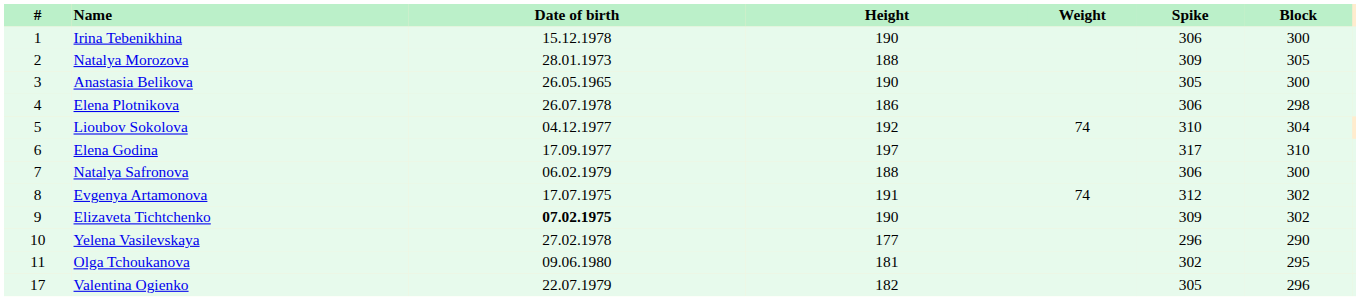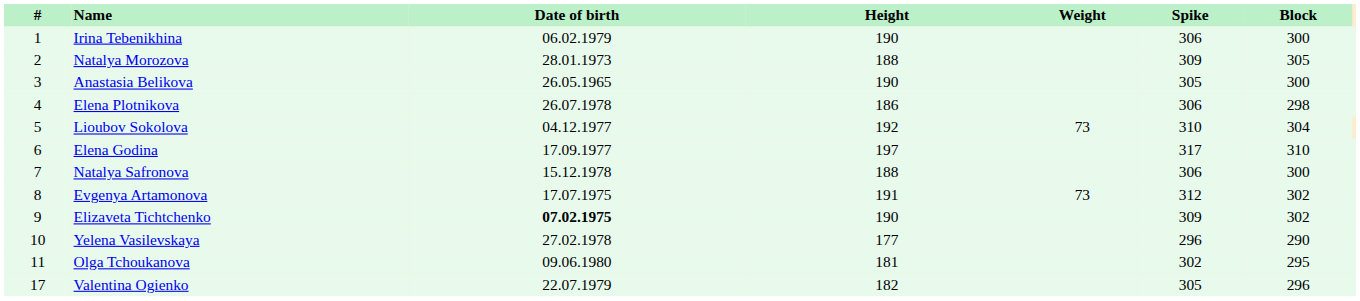(577, 37) 15.12.1978 -> (577, 37) 06.02.1979
(1082, 127) 74 -> (1082, 127) 73
(577, 172) 06.02.1979 -> (577, 172) 15.12.1978
(1082, 194) 74 -> (1082, 194) 73
